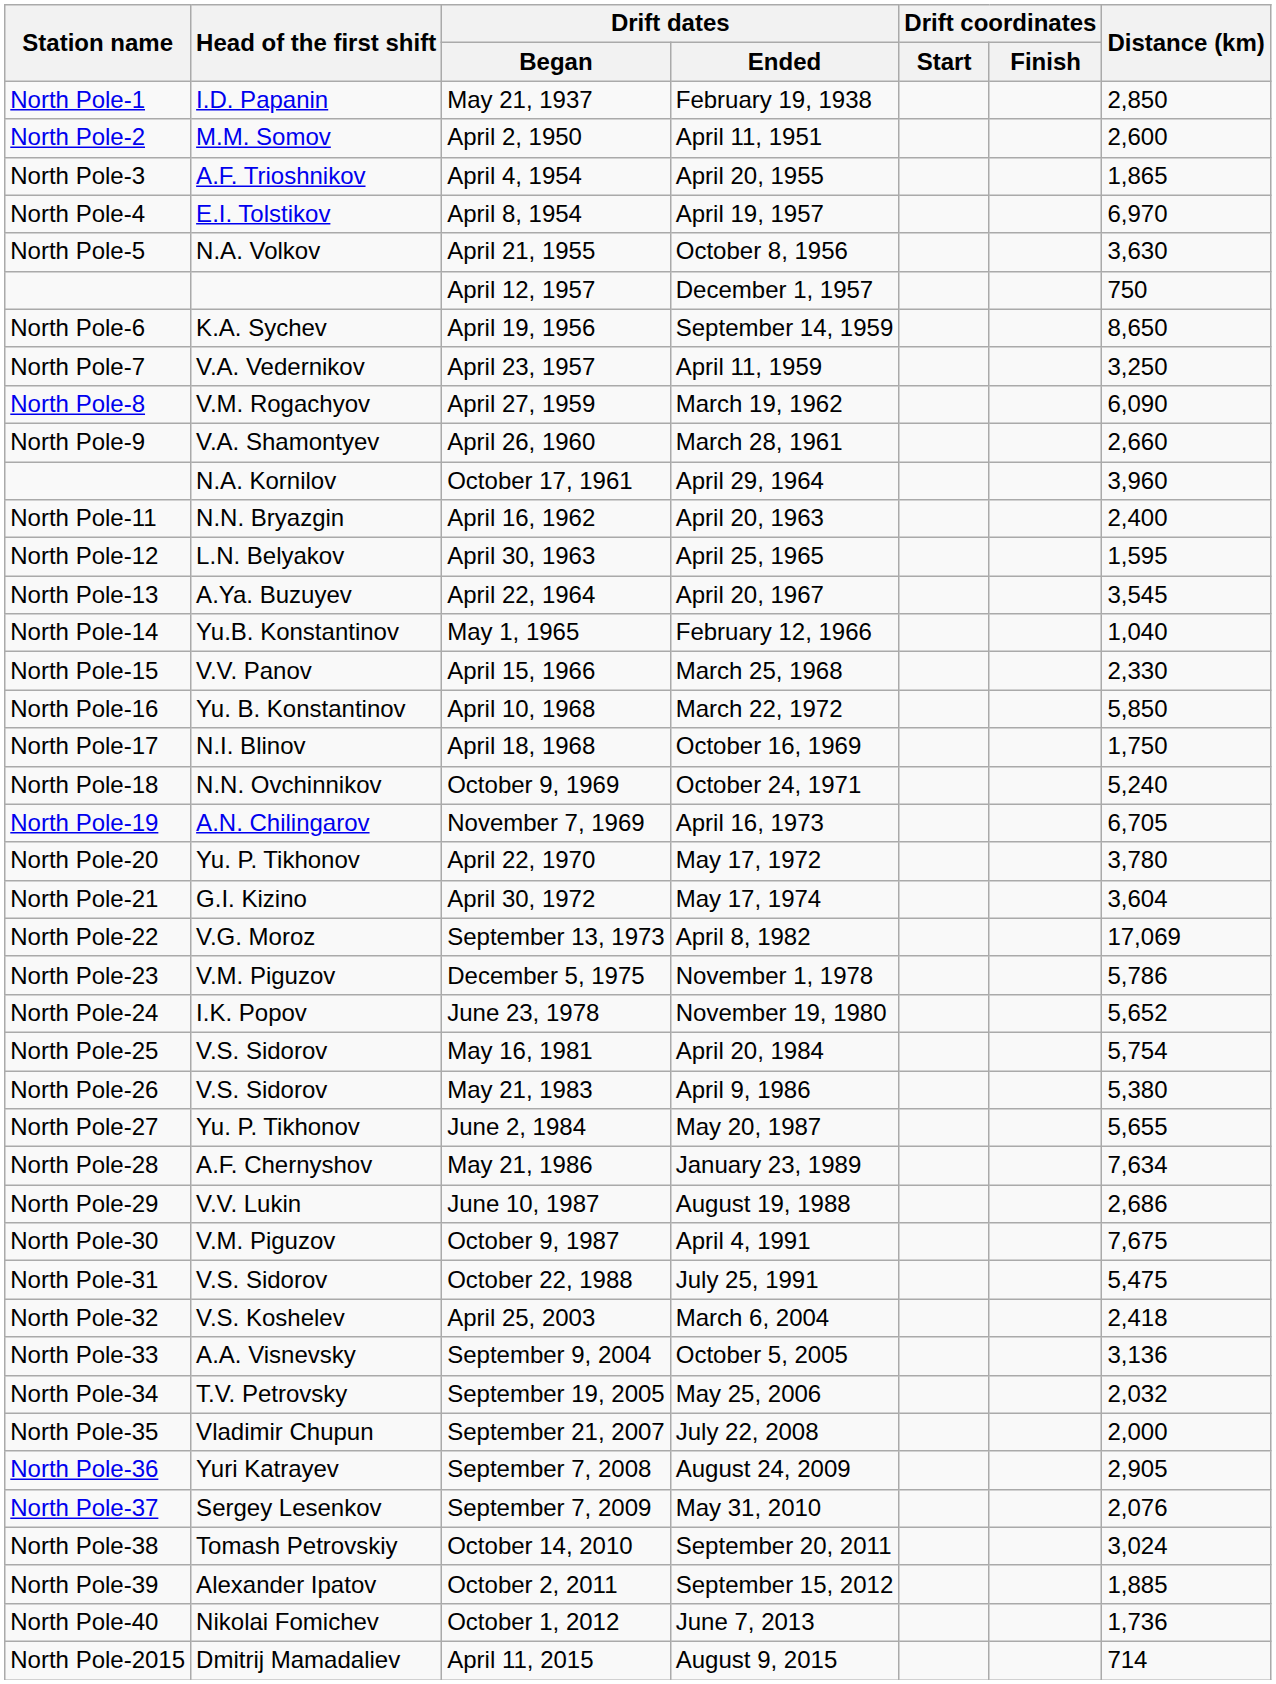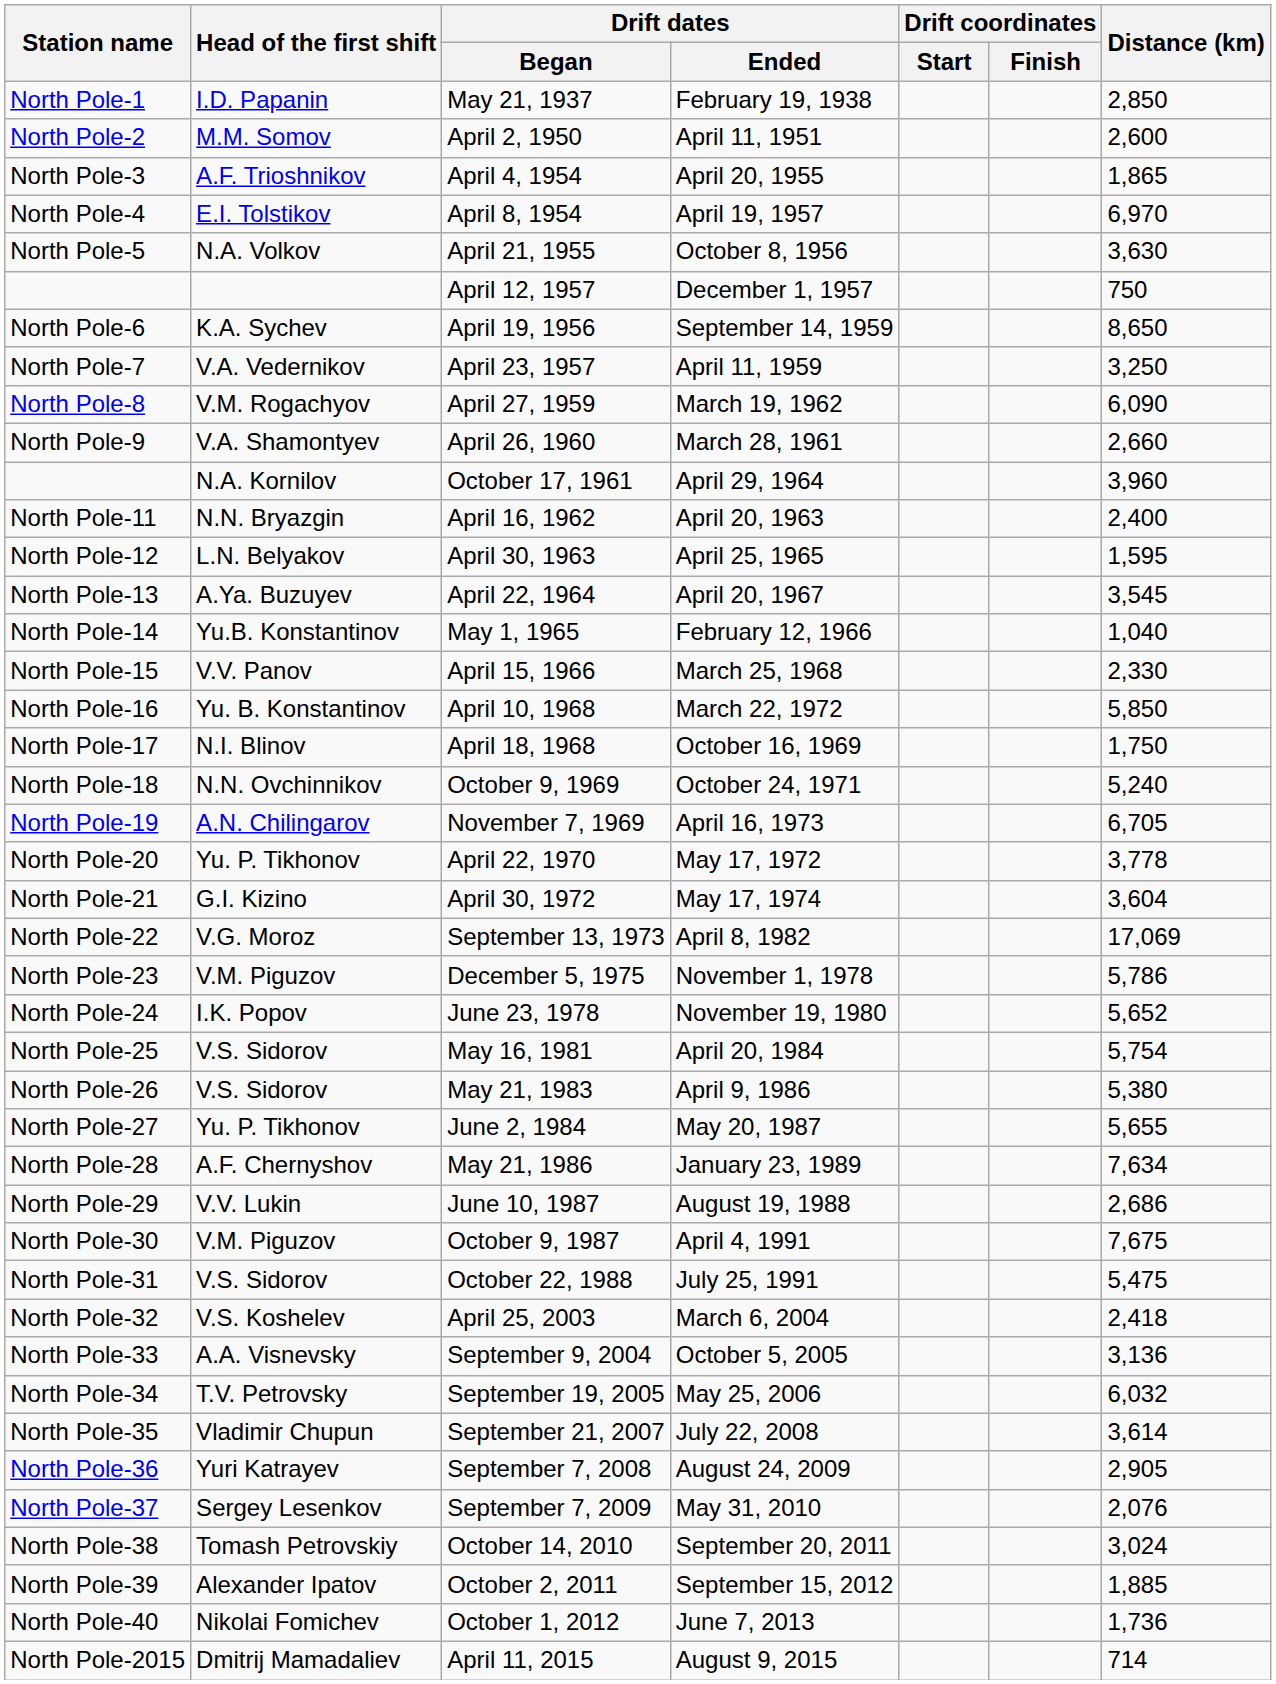(1137, 860) 3,780 -> (1137, 860) 3,778
(1137, 1393) 2,032 -> (1137, 1393) 6,032
(1137, 1431) 2,000 -> (1137, 1431) 3,614
